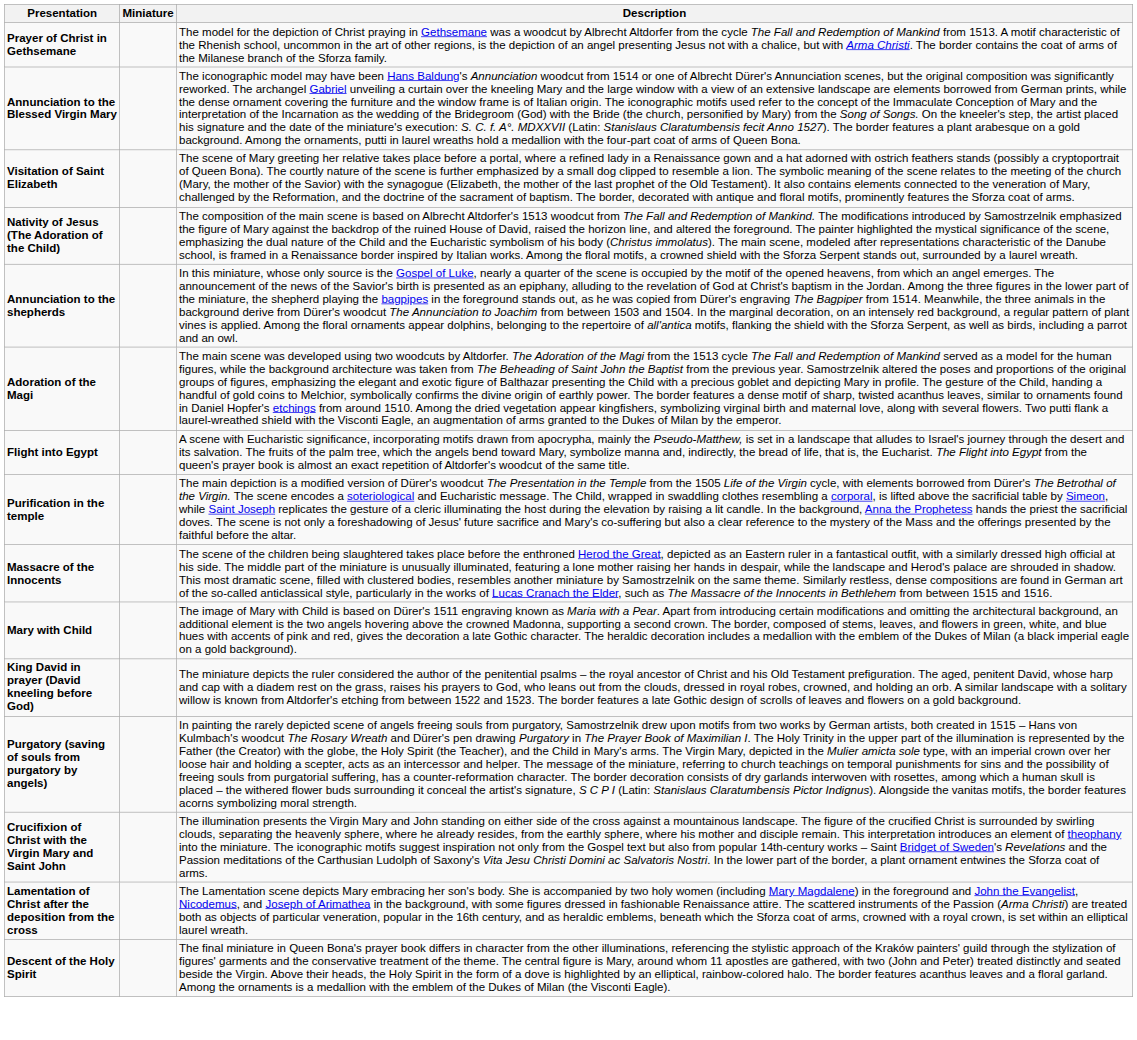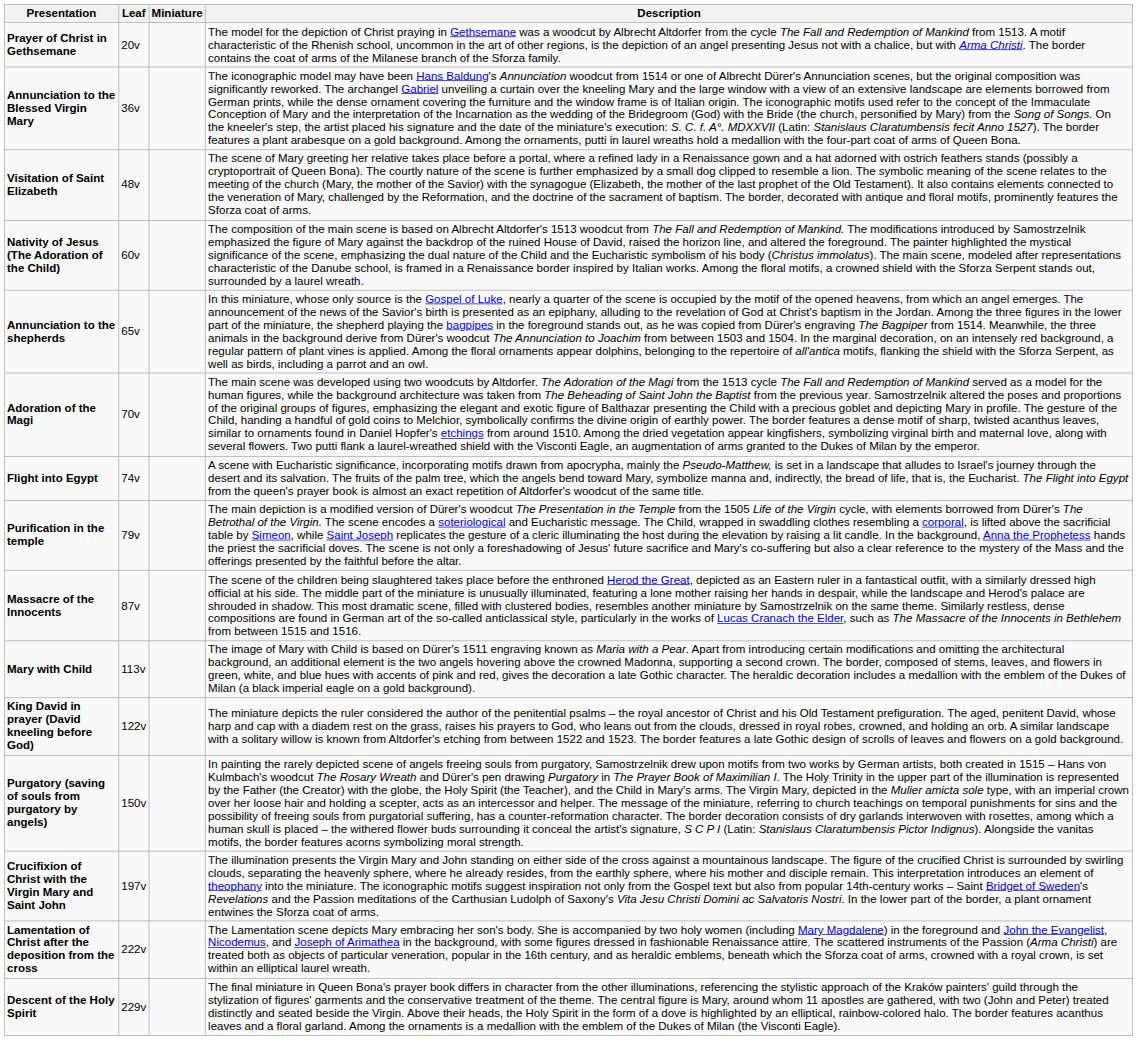+ column: (134, 13)
